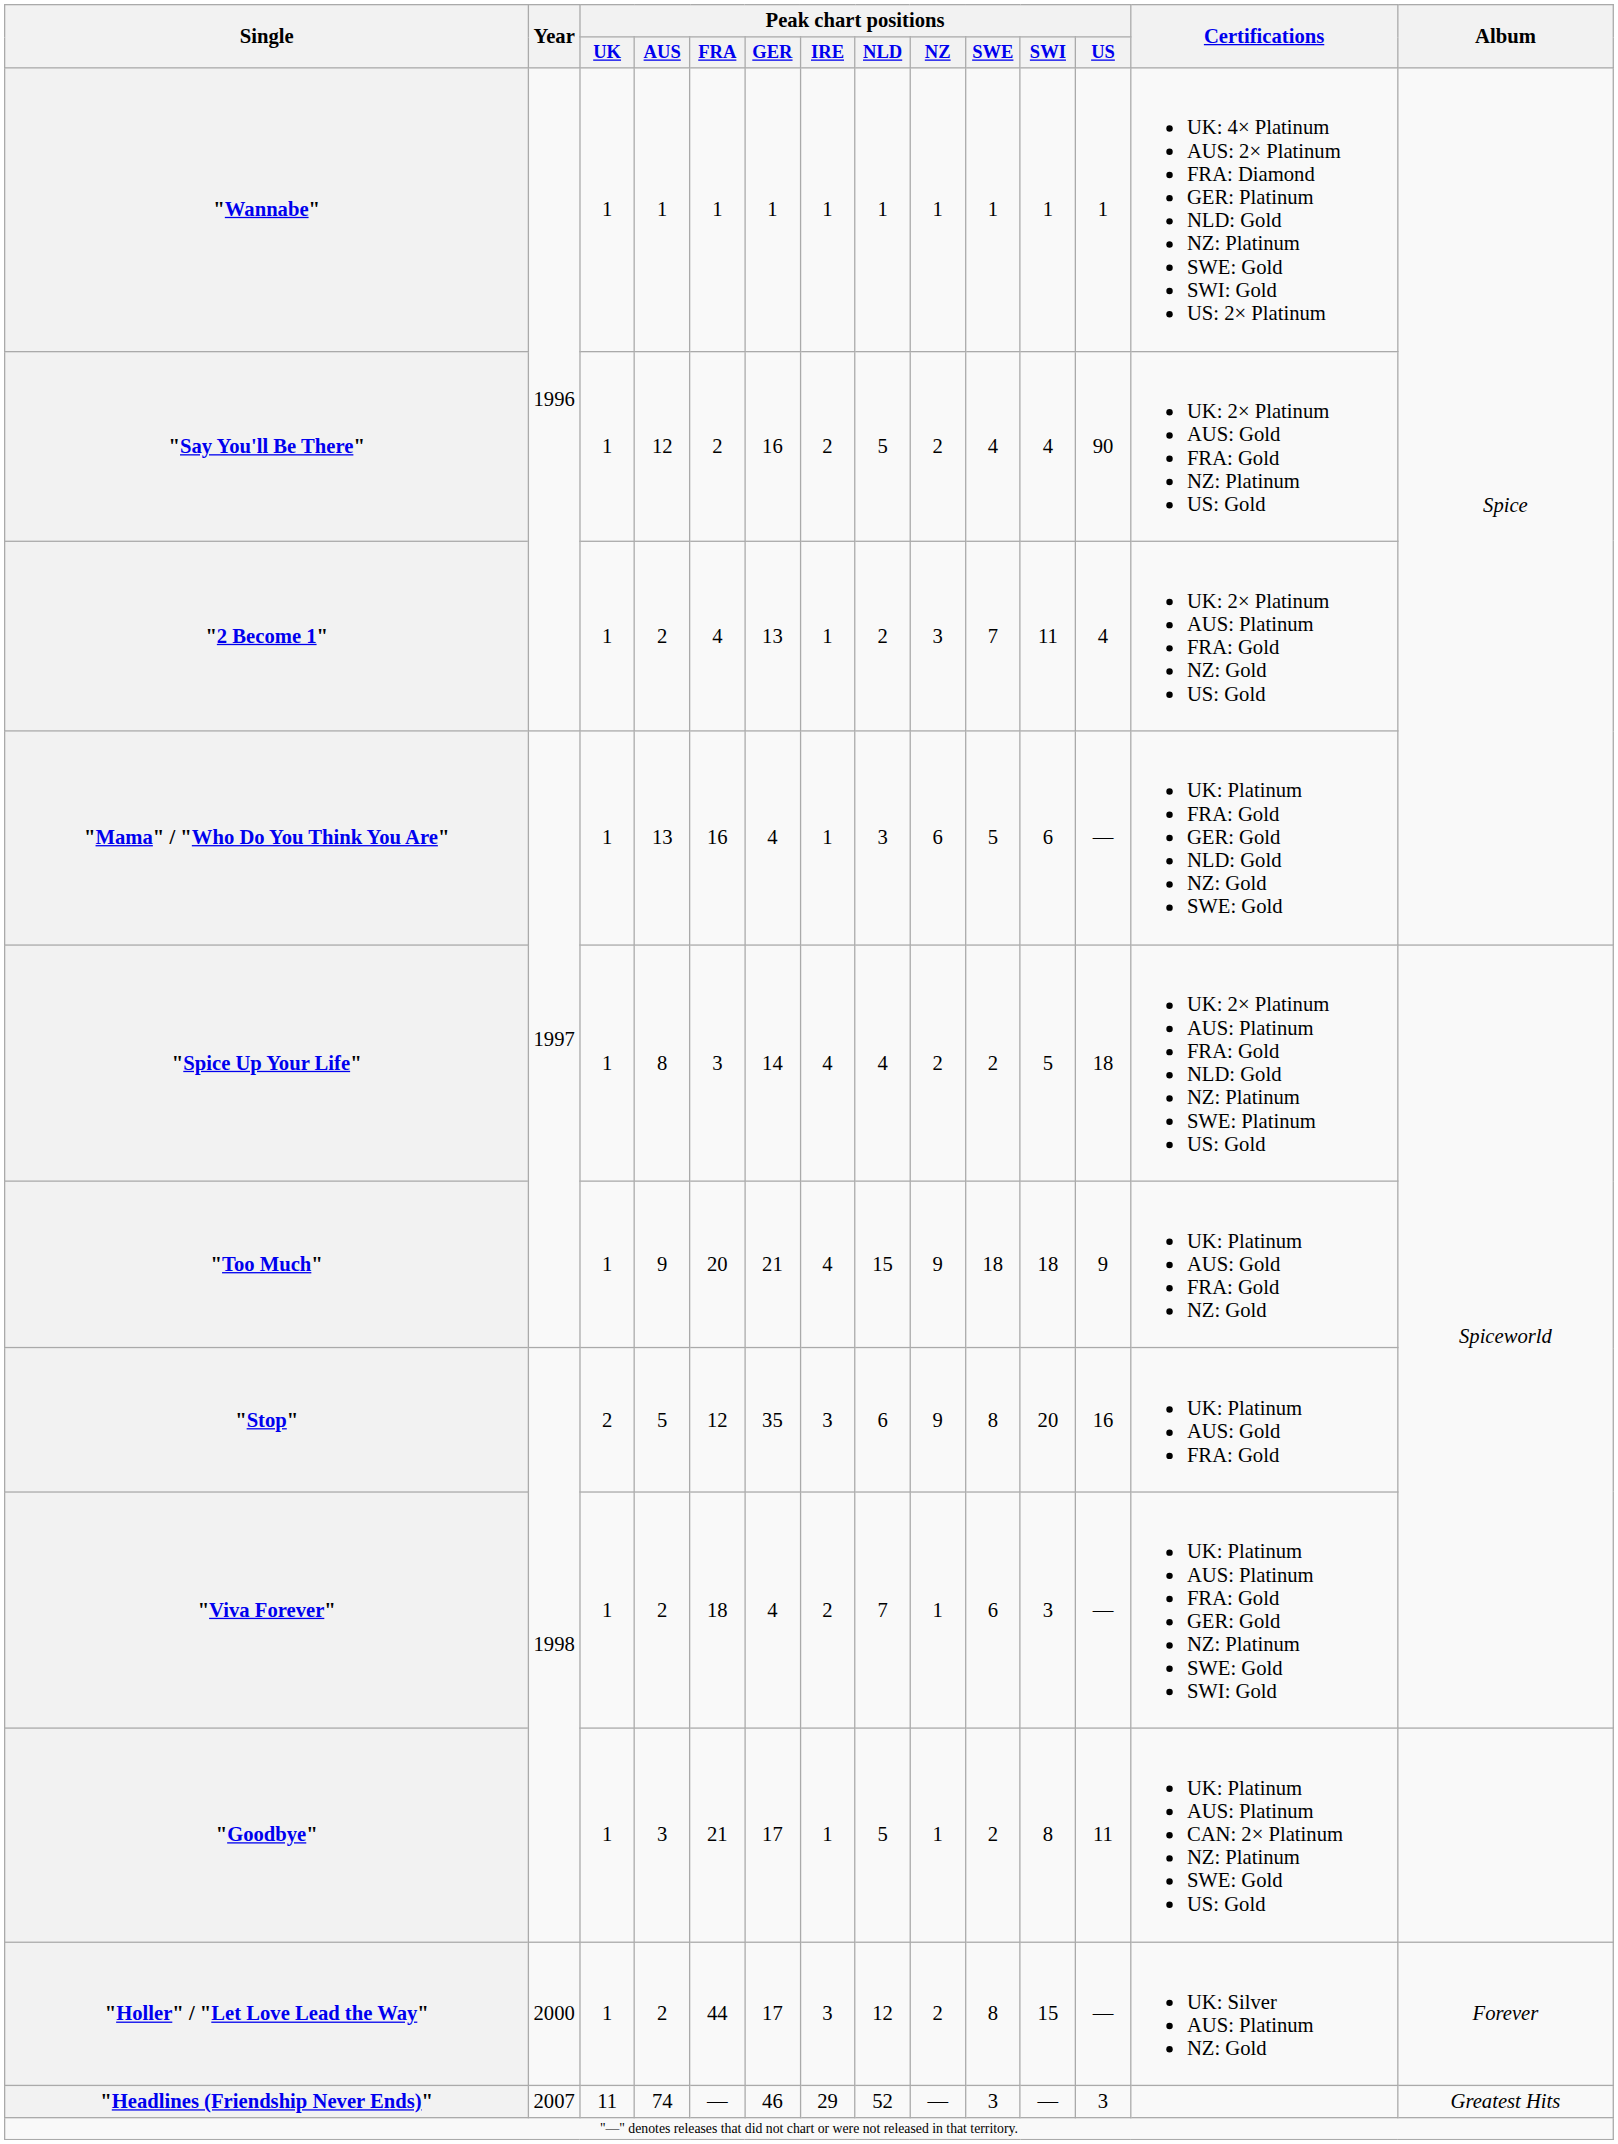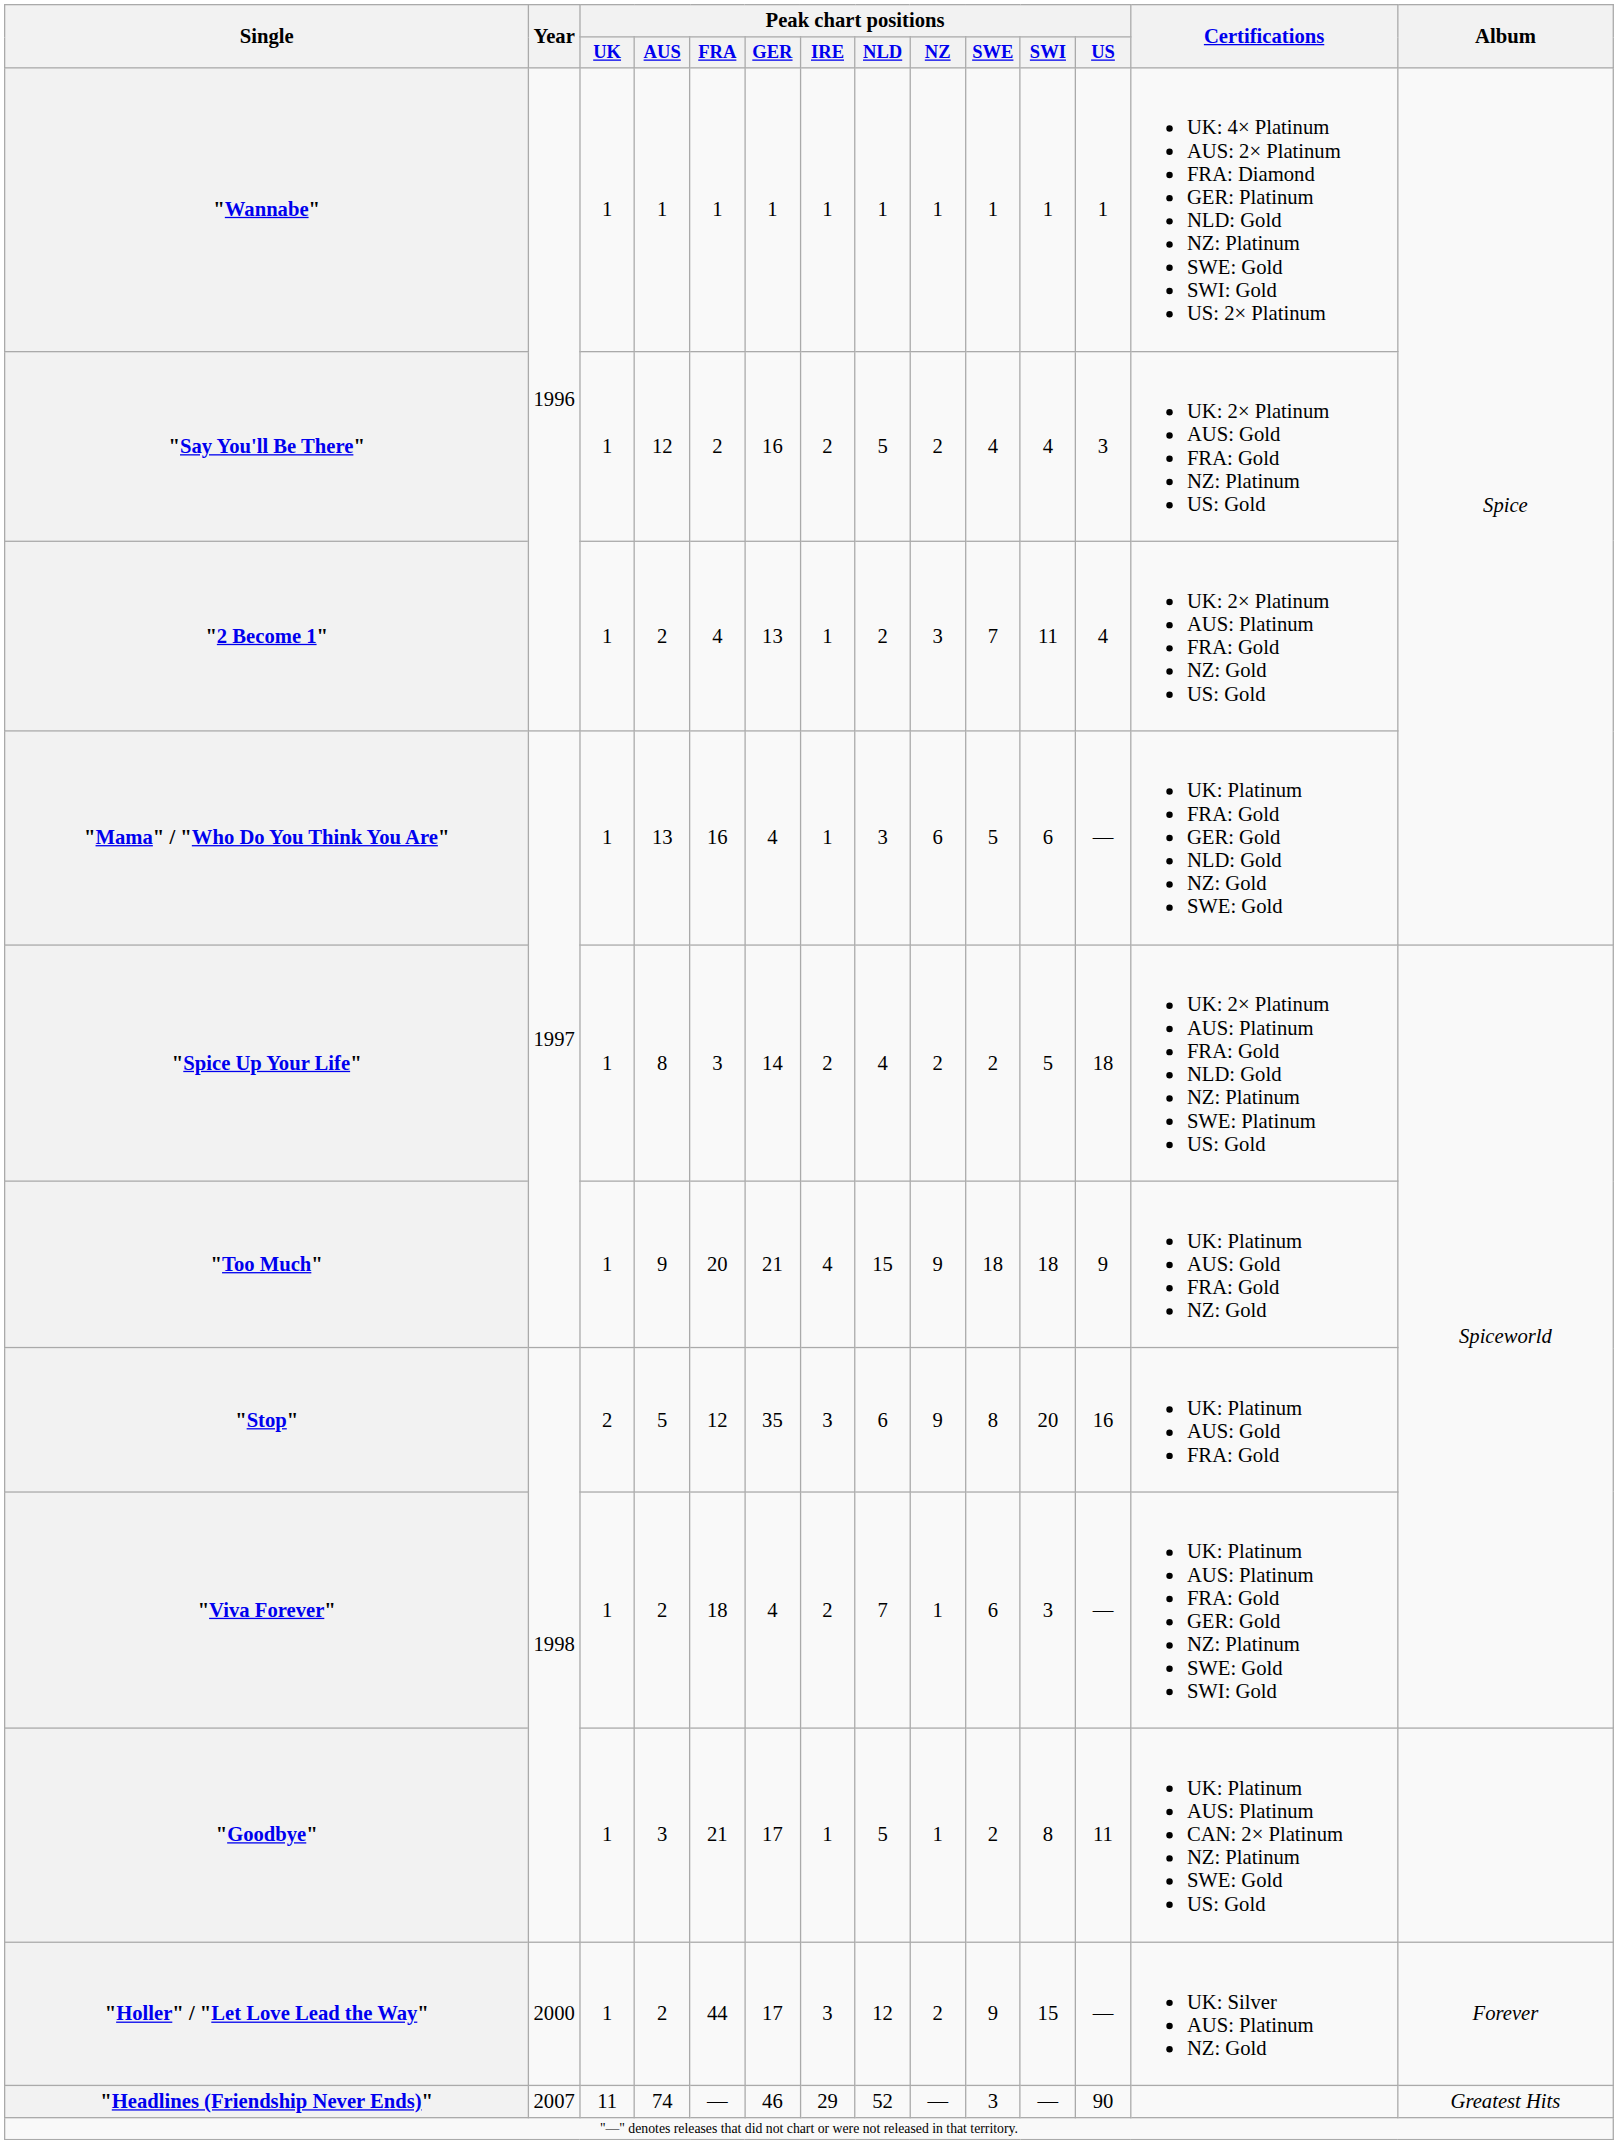(1103, 445) 90 -> (1103, 445) 3
(828, 1062) 4 -> (828, 1062) 2
(993, 2013) 8 -> (993, 2013) 9
(1103, 2101) 3 -> (1103, 2101) 90
